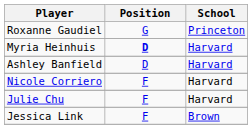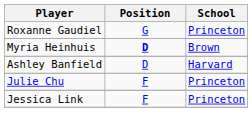(210, 47) Harvard -> (204, 47) Brown
- row: (54, 82)
(210, 99) Harvard -> (217, 82) Princeton
(204, 116) Brown -> (217, 99) Princeton
